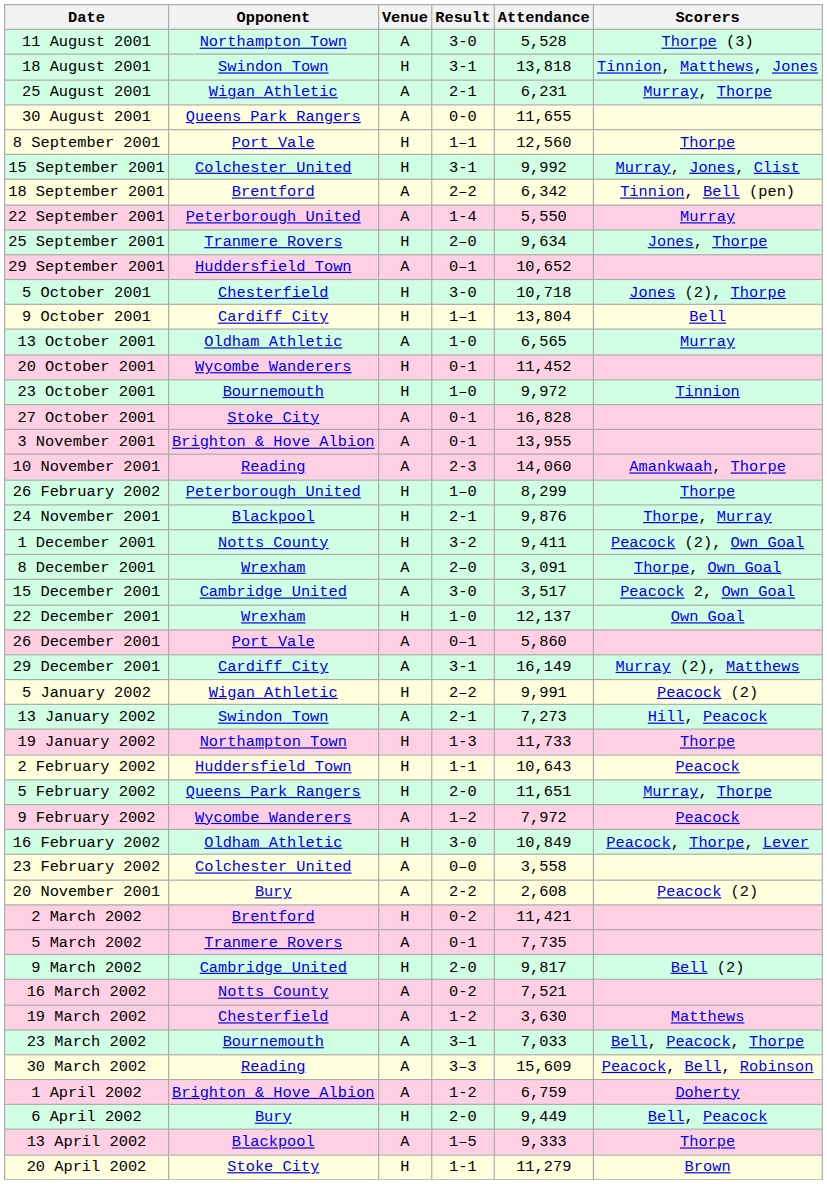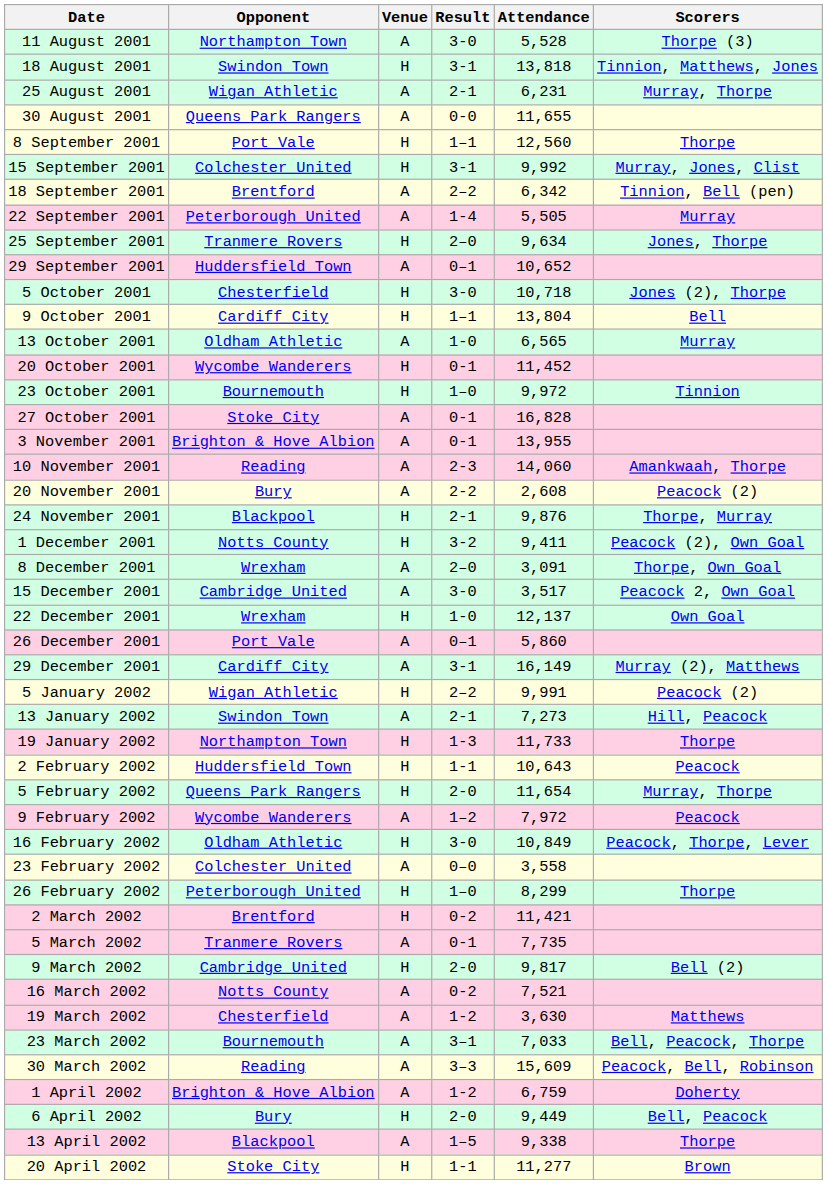(544, 217) 5,550 -> (544, 217) 5,505
rows swapped: (86, 892) <-> (86, 492)
(544, 792) 11,651 -> (544, 792) 11,654
(544, 1142) 9,333 -> (544, 1142) 9,338
(544, 1167) 11,279 -> (544, 1167) 11,277
